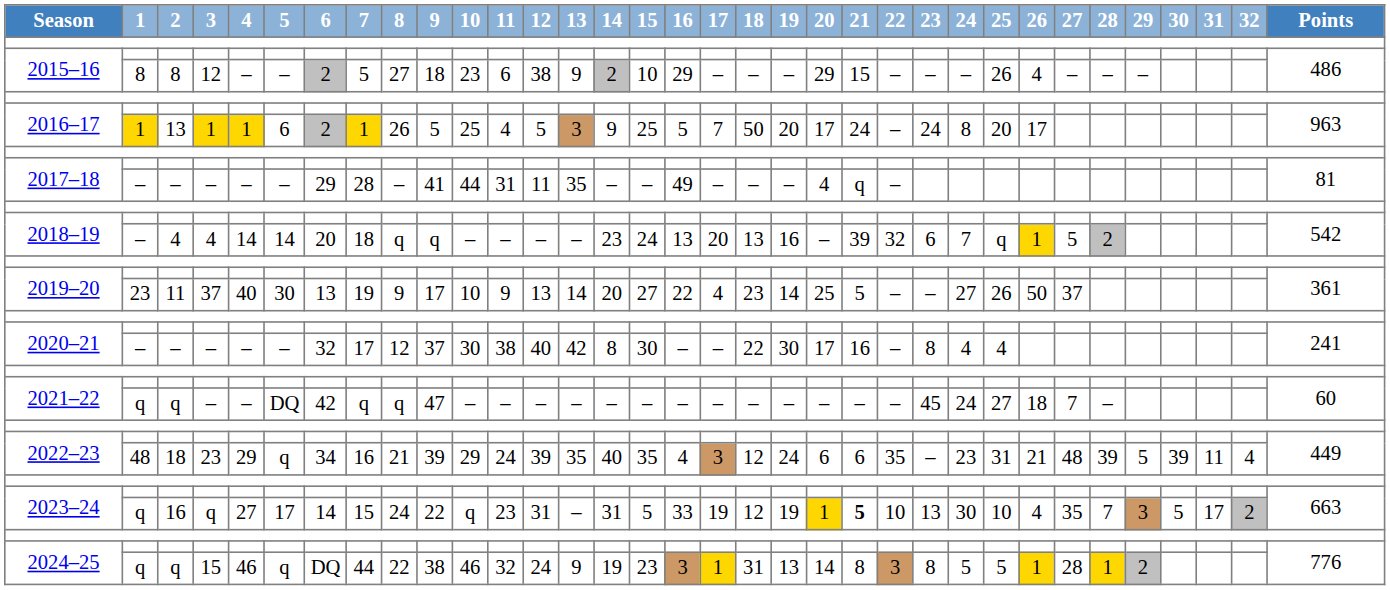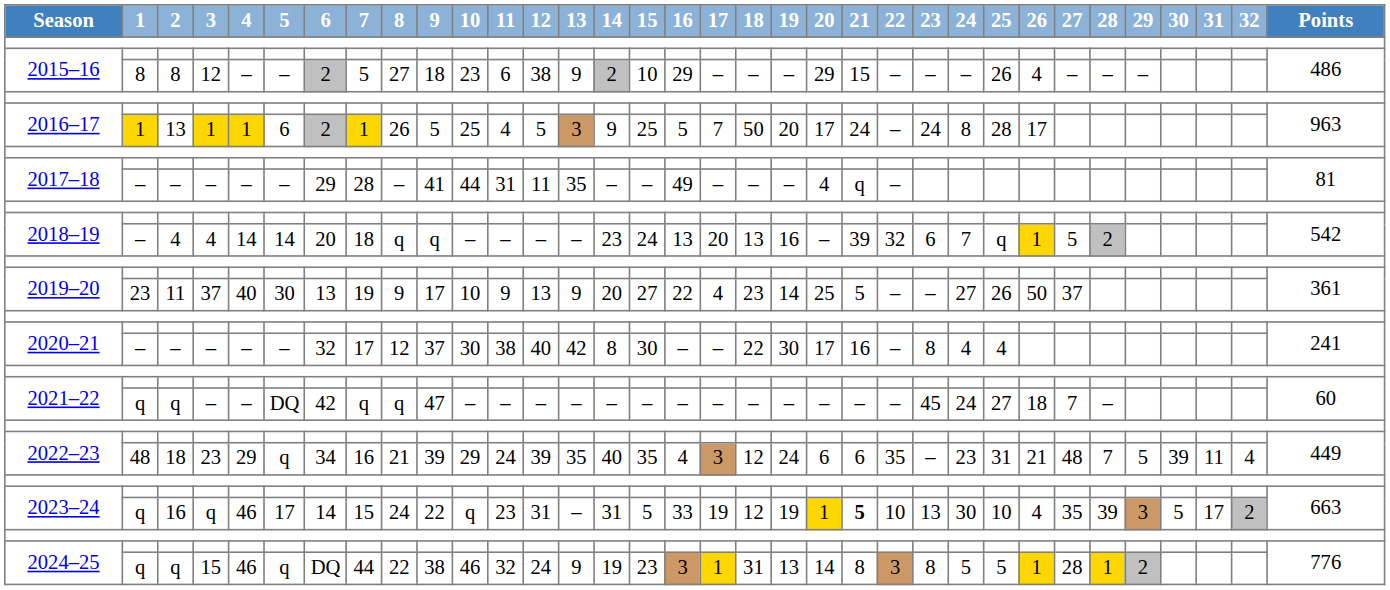(1001, 130) 20 -> (1001, 130) 28
(576, 294) 14 -> (576, 294) 9
(1108, 458) 39 -> (1108, 458) 7
(246, 513) 27 -> (246, 513) 46
(1108, 513) 7 -> (1108, 513) 39
